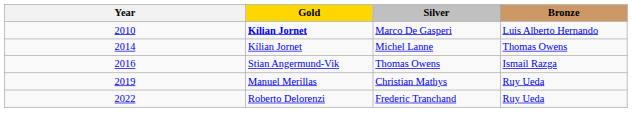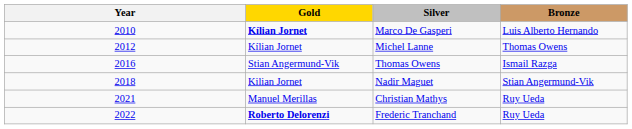(125, 47) 2014 -> (125, 47) 2012
+ row: (404, 81)
(125, 81) 2019 -> (125, 98) 2021
(286, 98) normal -> (289, 116) bold
